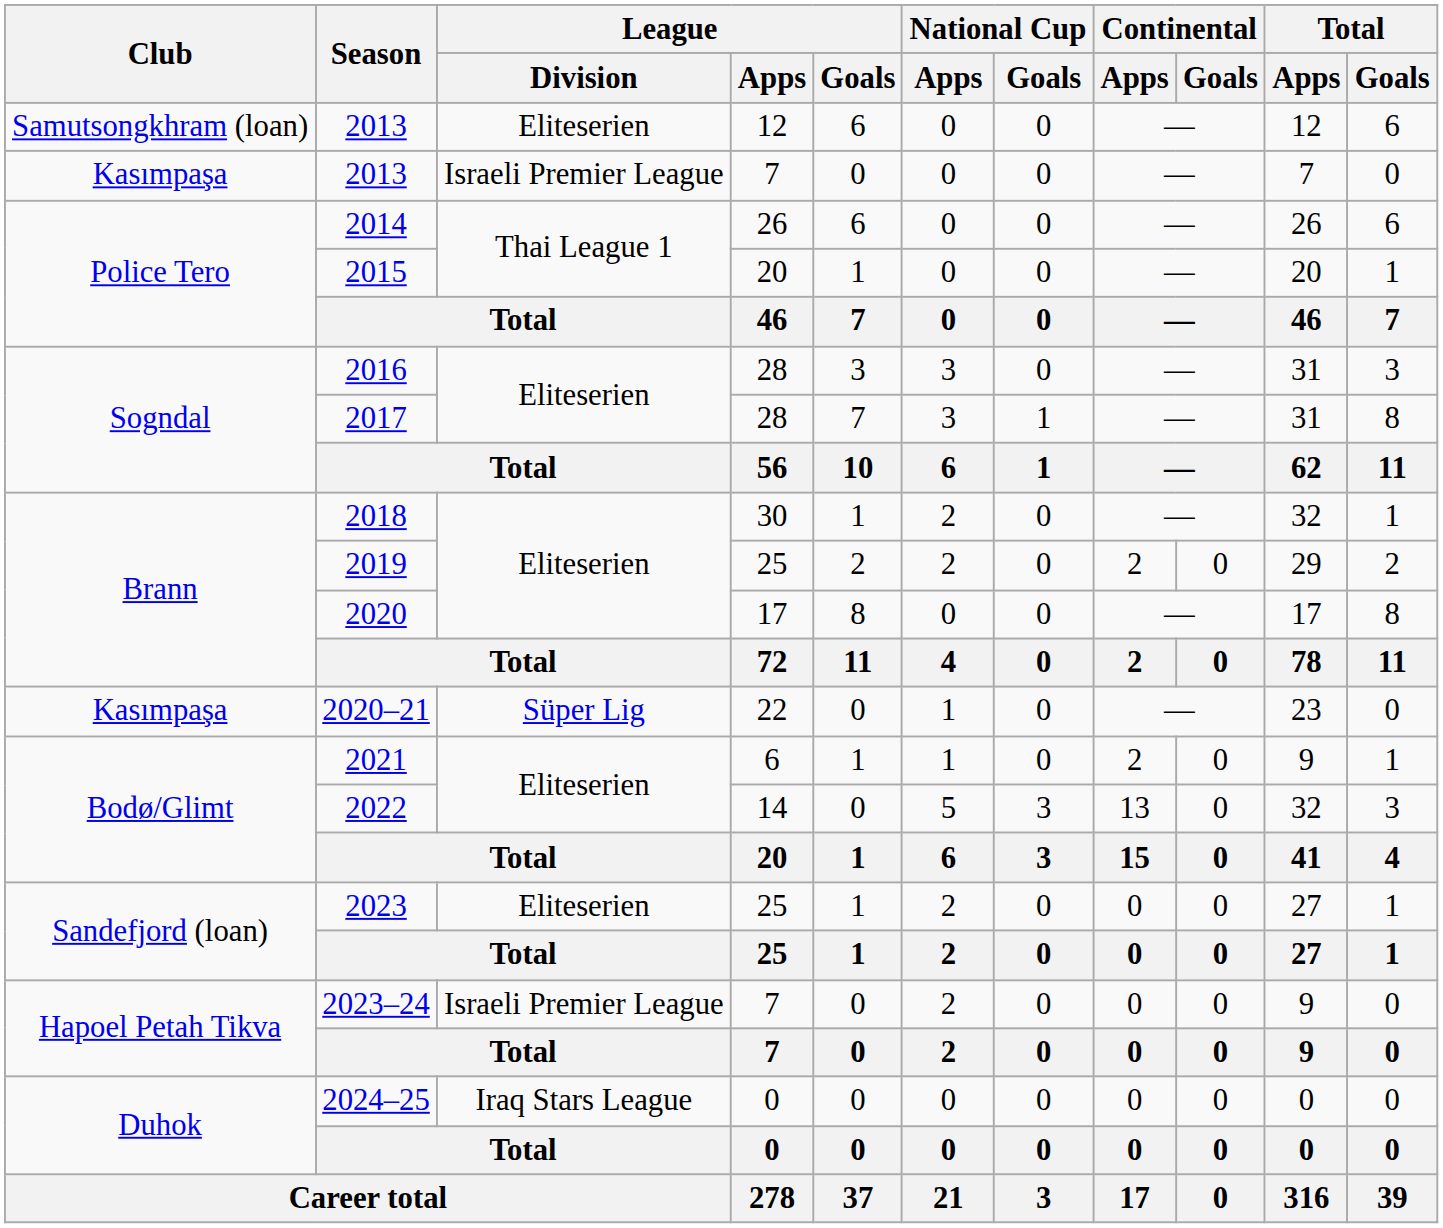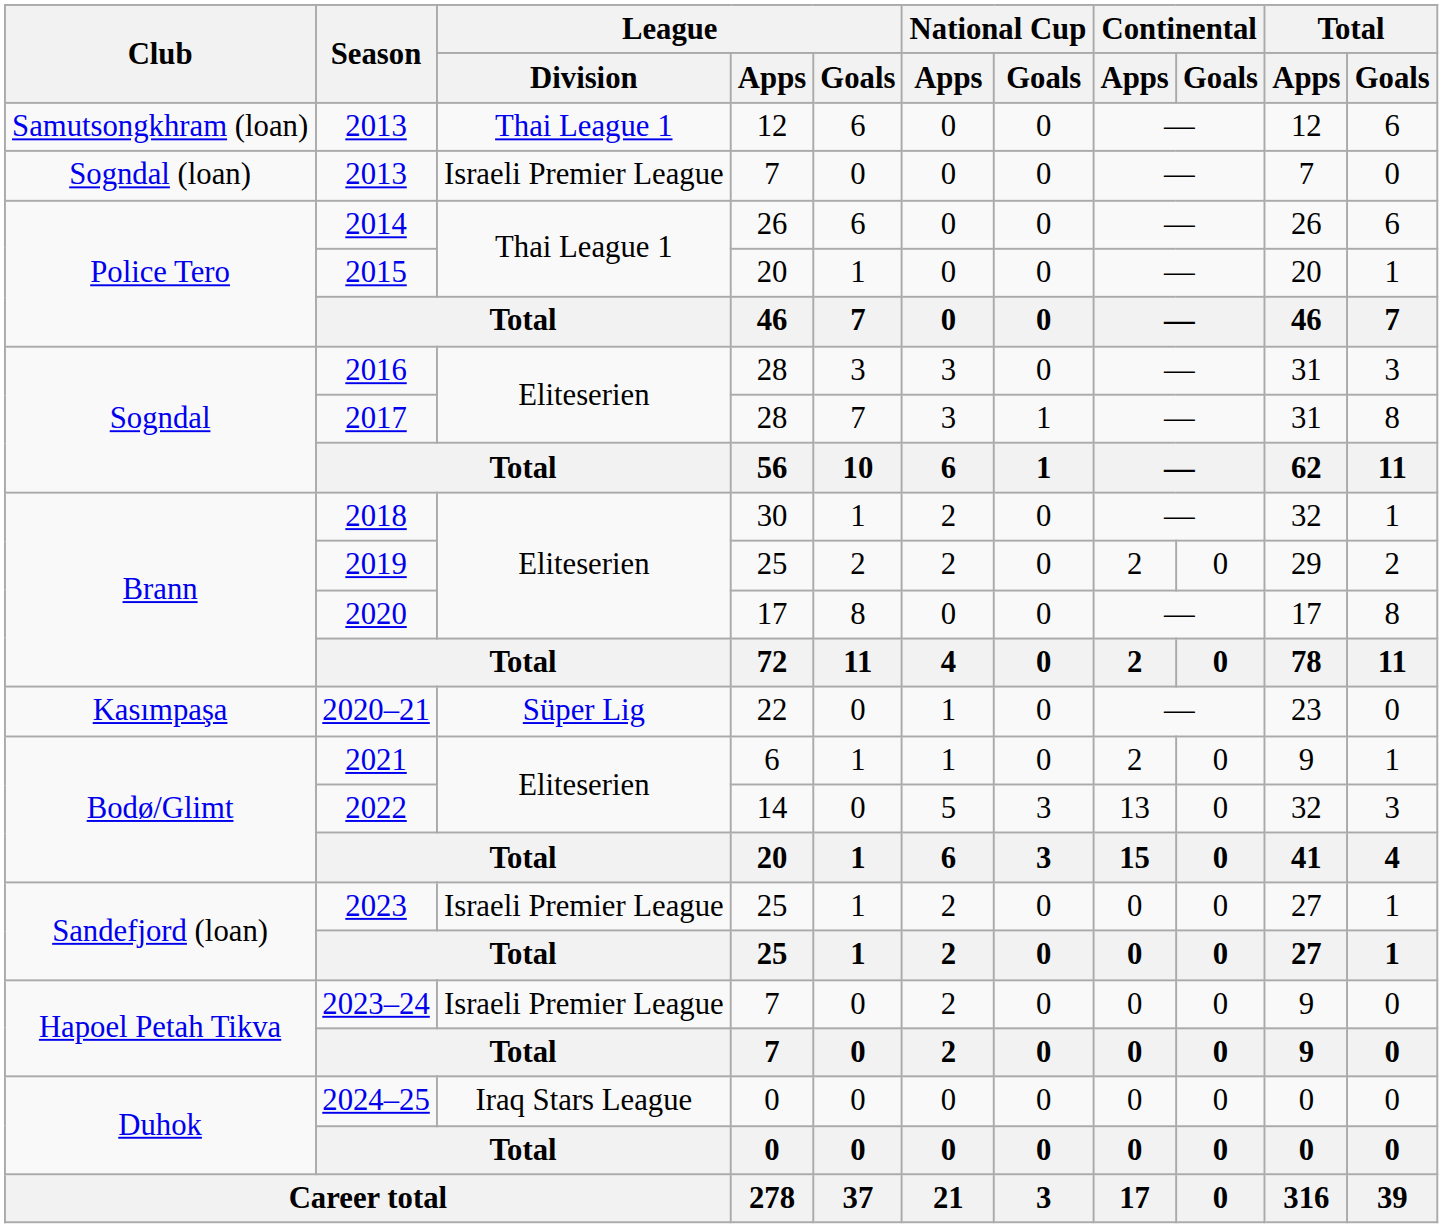(584, 126) Eliteserien -> (584, 126) Thai League 1
(160, 175) Kasımpaşa -> (160, 175) Sogndal (loan)
(584, 905) Eliteserien -> (584, 905) Israeli Premier League
